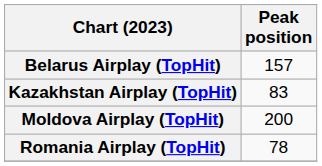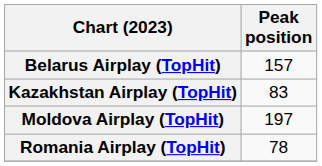(279, 119) 200 -> (279, 119) 197
